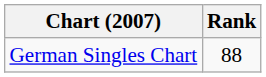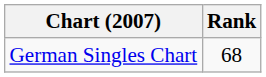(232, 54) 88 -> (232, 54) 68
